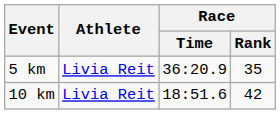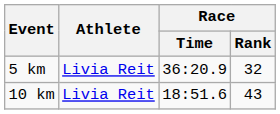(253, 69) 35 -> (253, 69) 32
(253, 95) 42 -> (253, 95) 43
